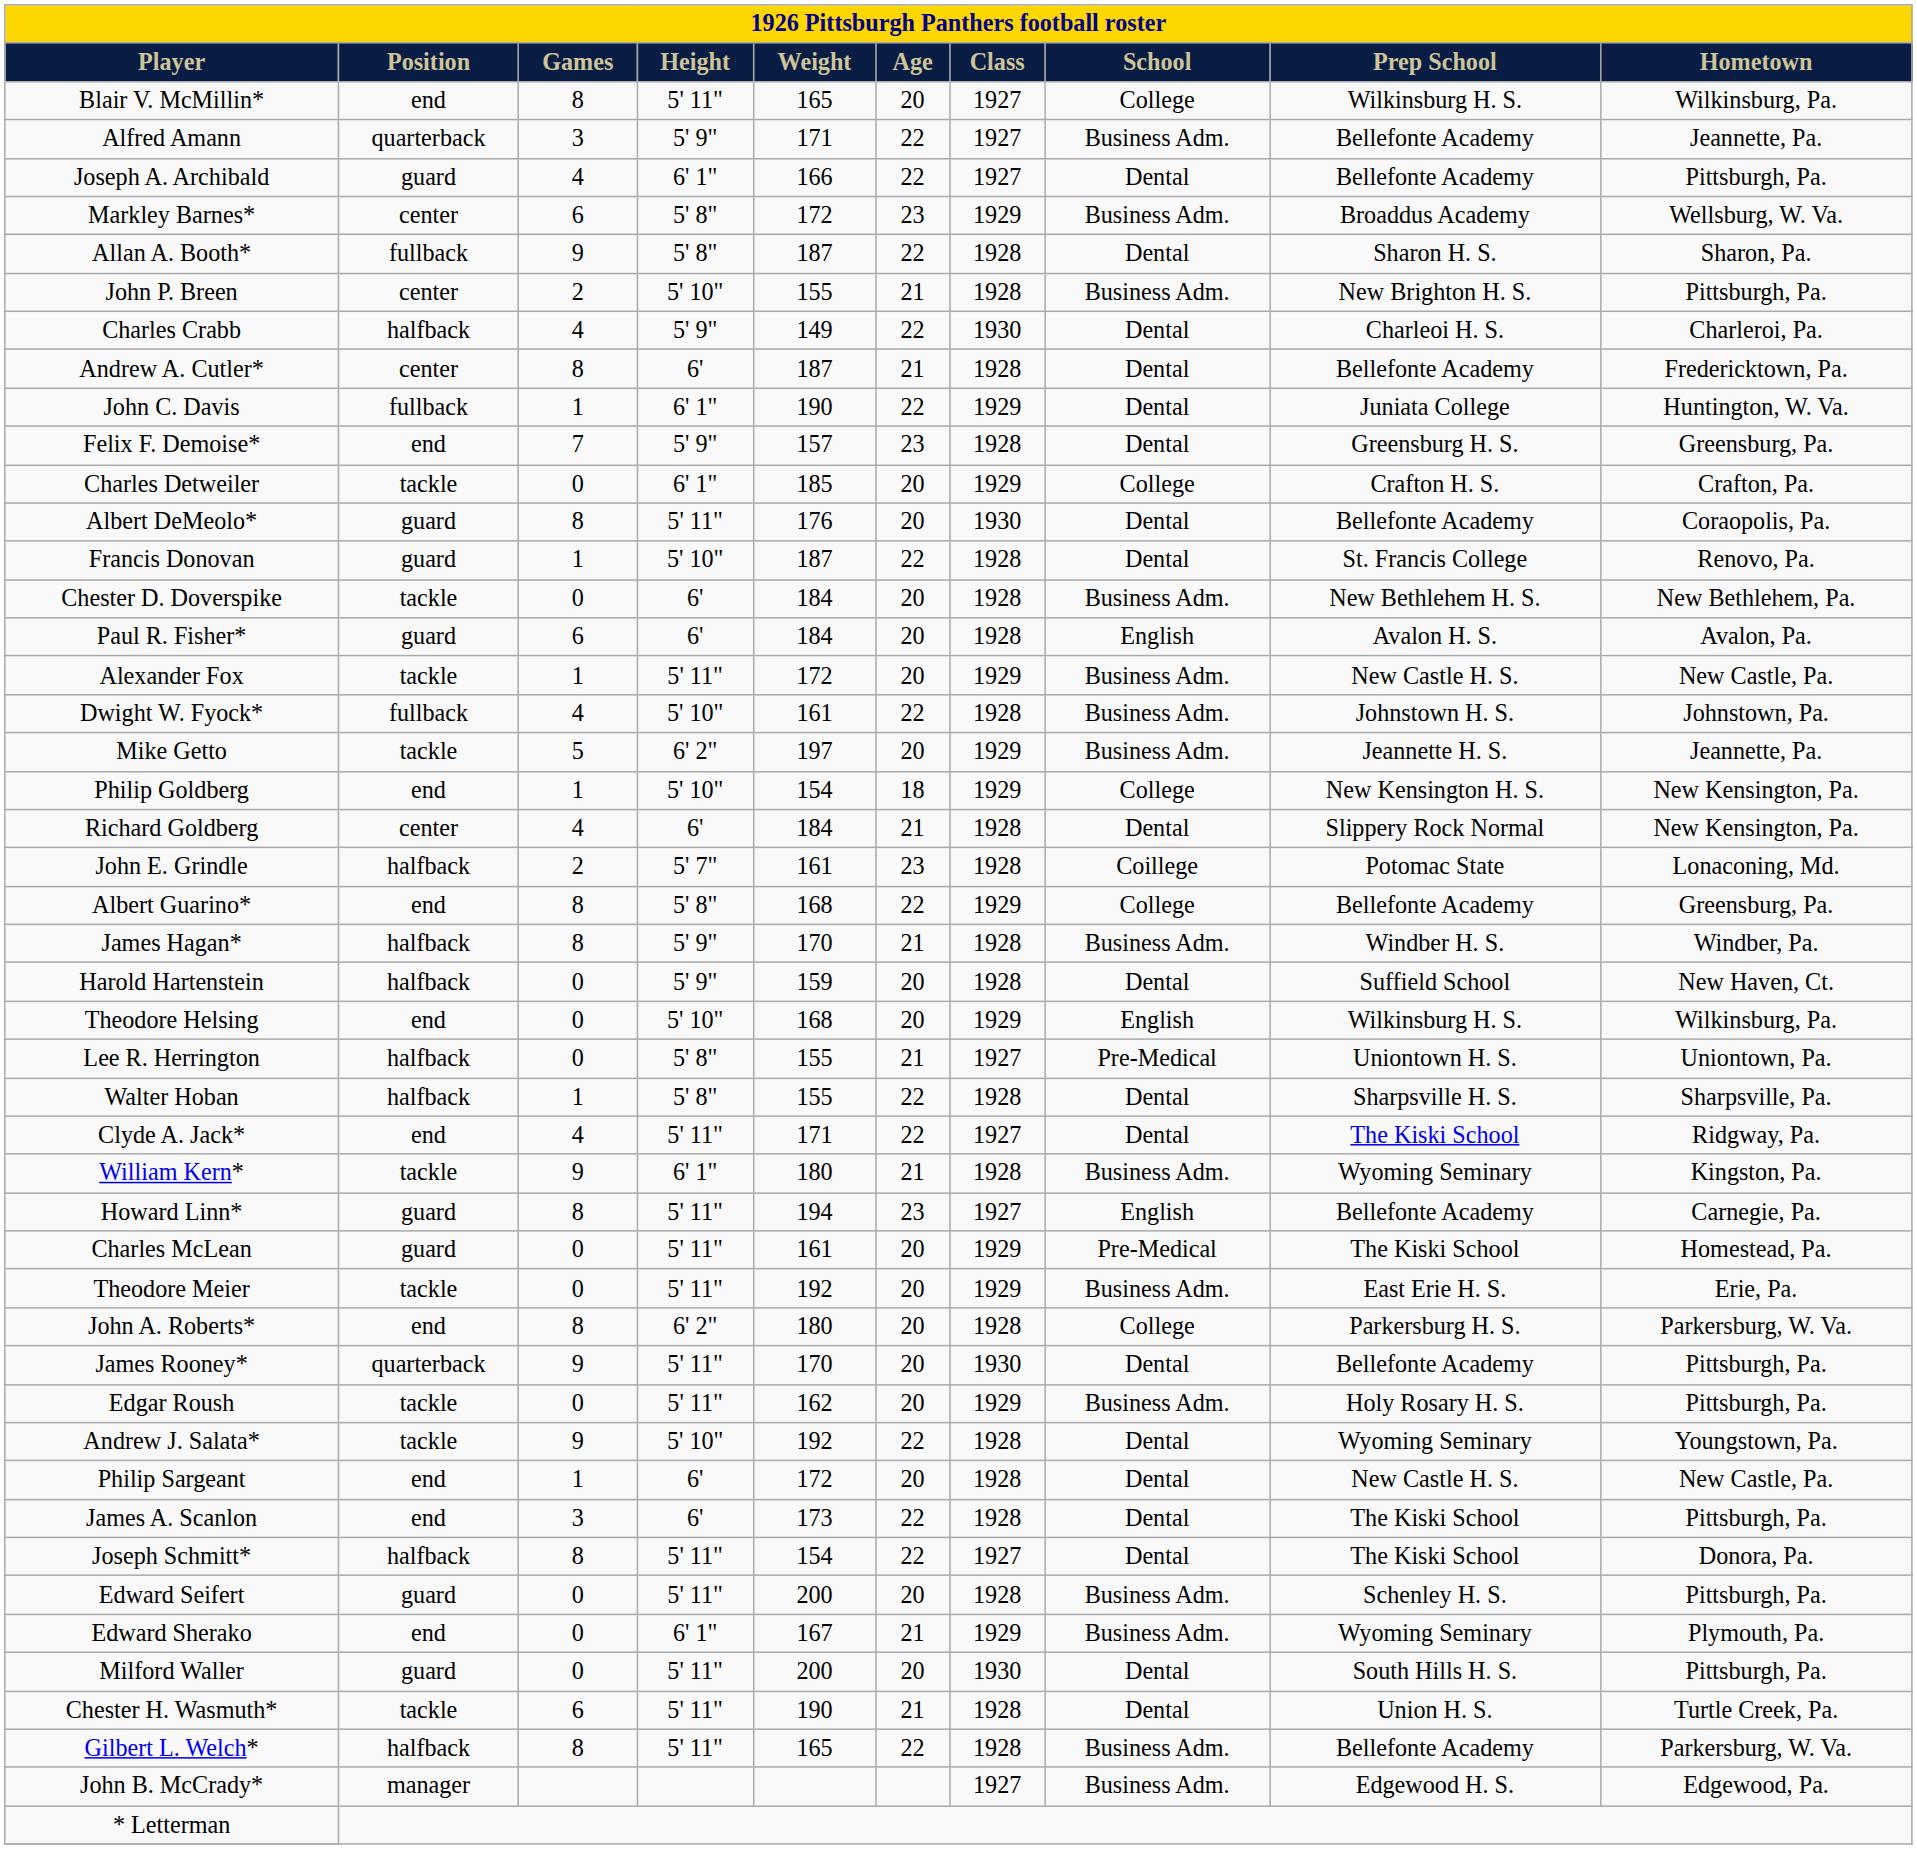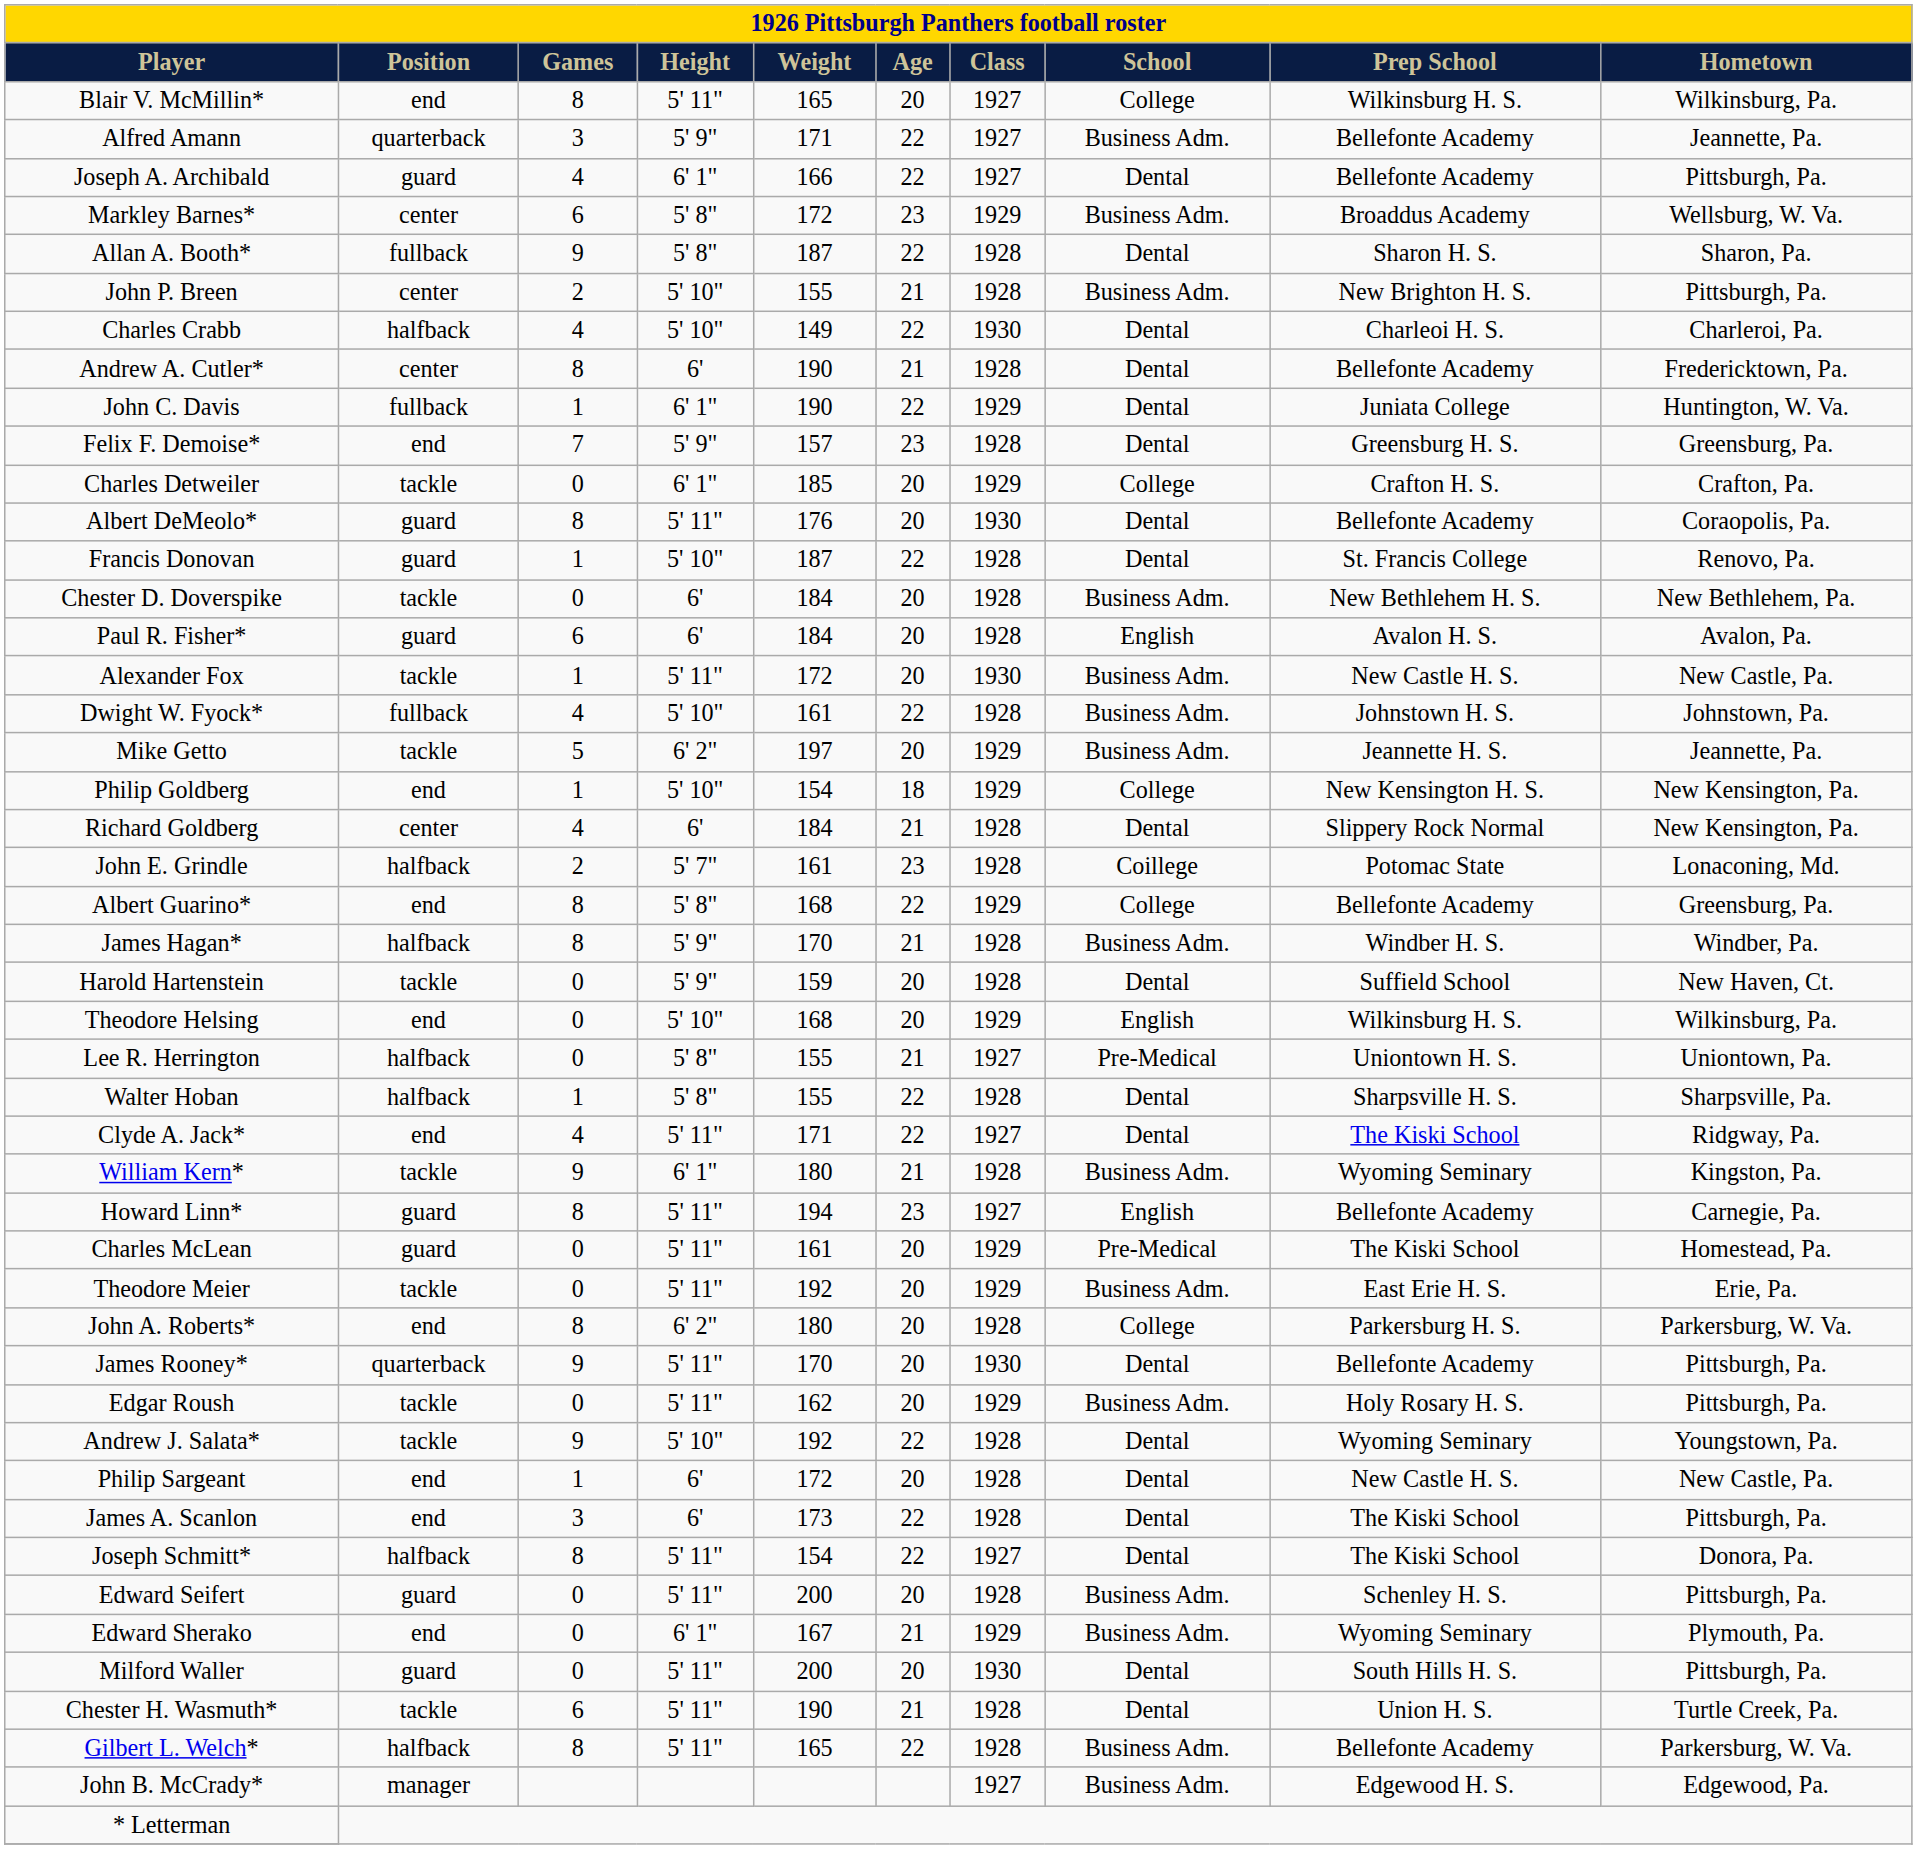(695, 330) 5' 9" -> (695, 330) 5' 10"
(815, 368) 187 -> (815, 368) 190
(997, 675) 1929 -> (997, 675) 1930
(428, 981) halfback -> (428, 981) tackle
